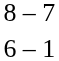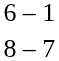rows swapped: (29, 12) <-> (29, 48)
